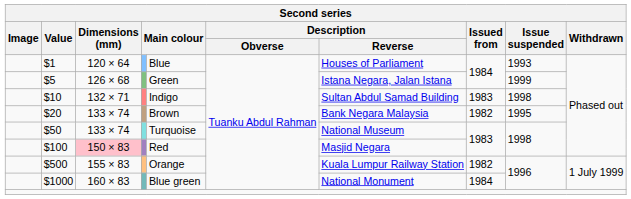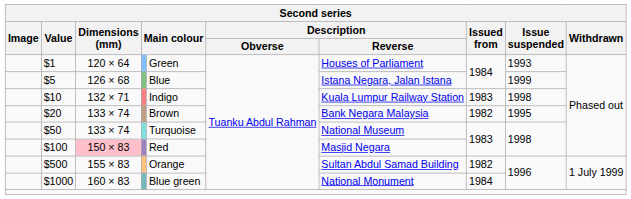(160, 63) Blue -> (164, 63) Green
(164, 80) Green -> (160, 80) Blue
(390, 97) Sultan Abdul Samad Building -> (393, 97) Kuala Lumpur Railway Station
(393, 164) Kuala Lumpur Railway Station -> (390, 164) Sultan Abdul Samad Building
